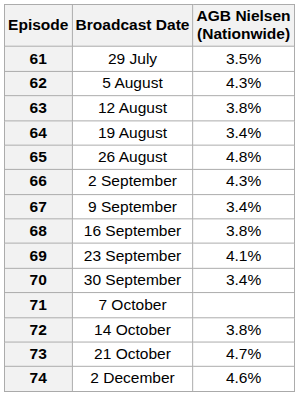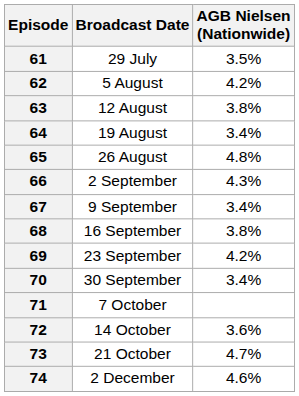(244, 83) 4.3% -> (244, 83) 4.2%
(244, 255) 4.1% -> (244, 255) 4.2%
(244, 329) 3.8% -> (244, 329) 3.6%
